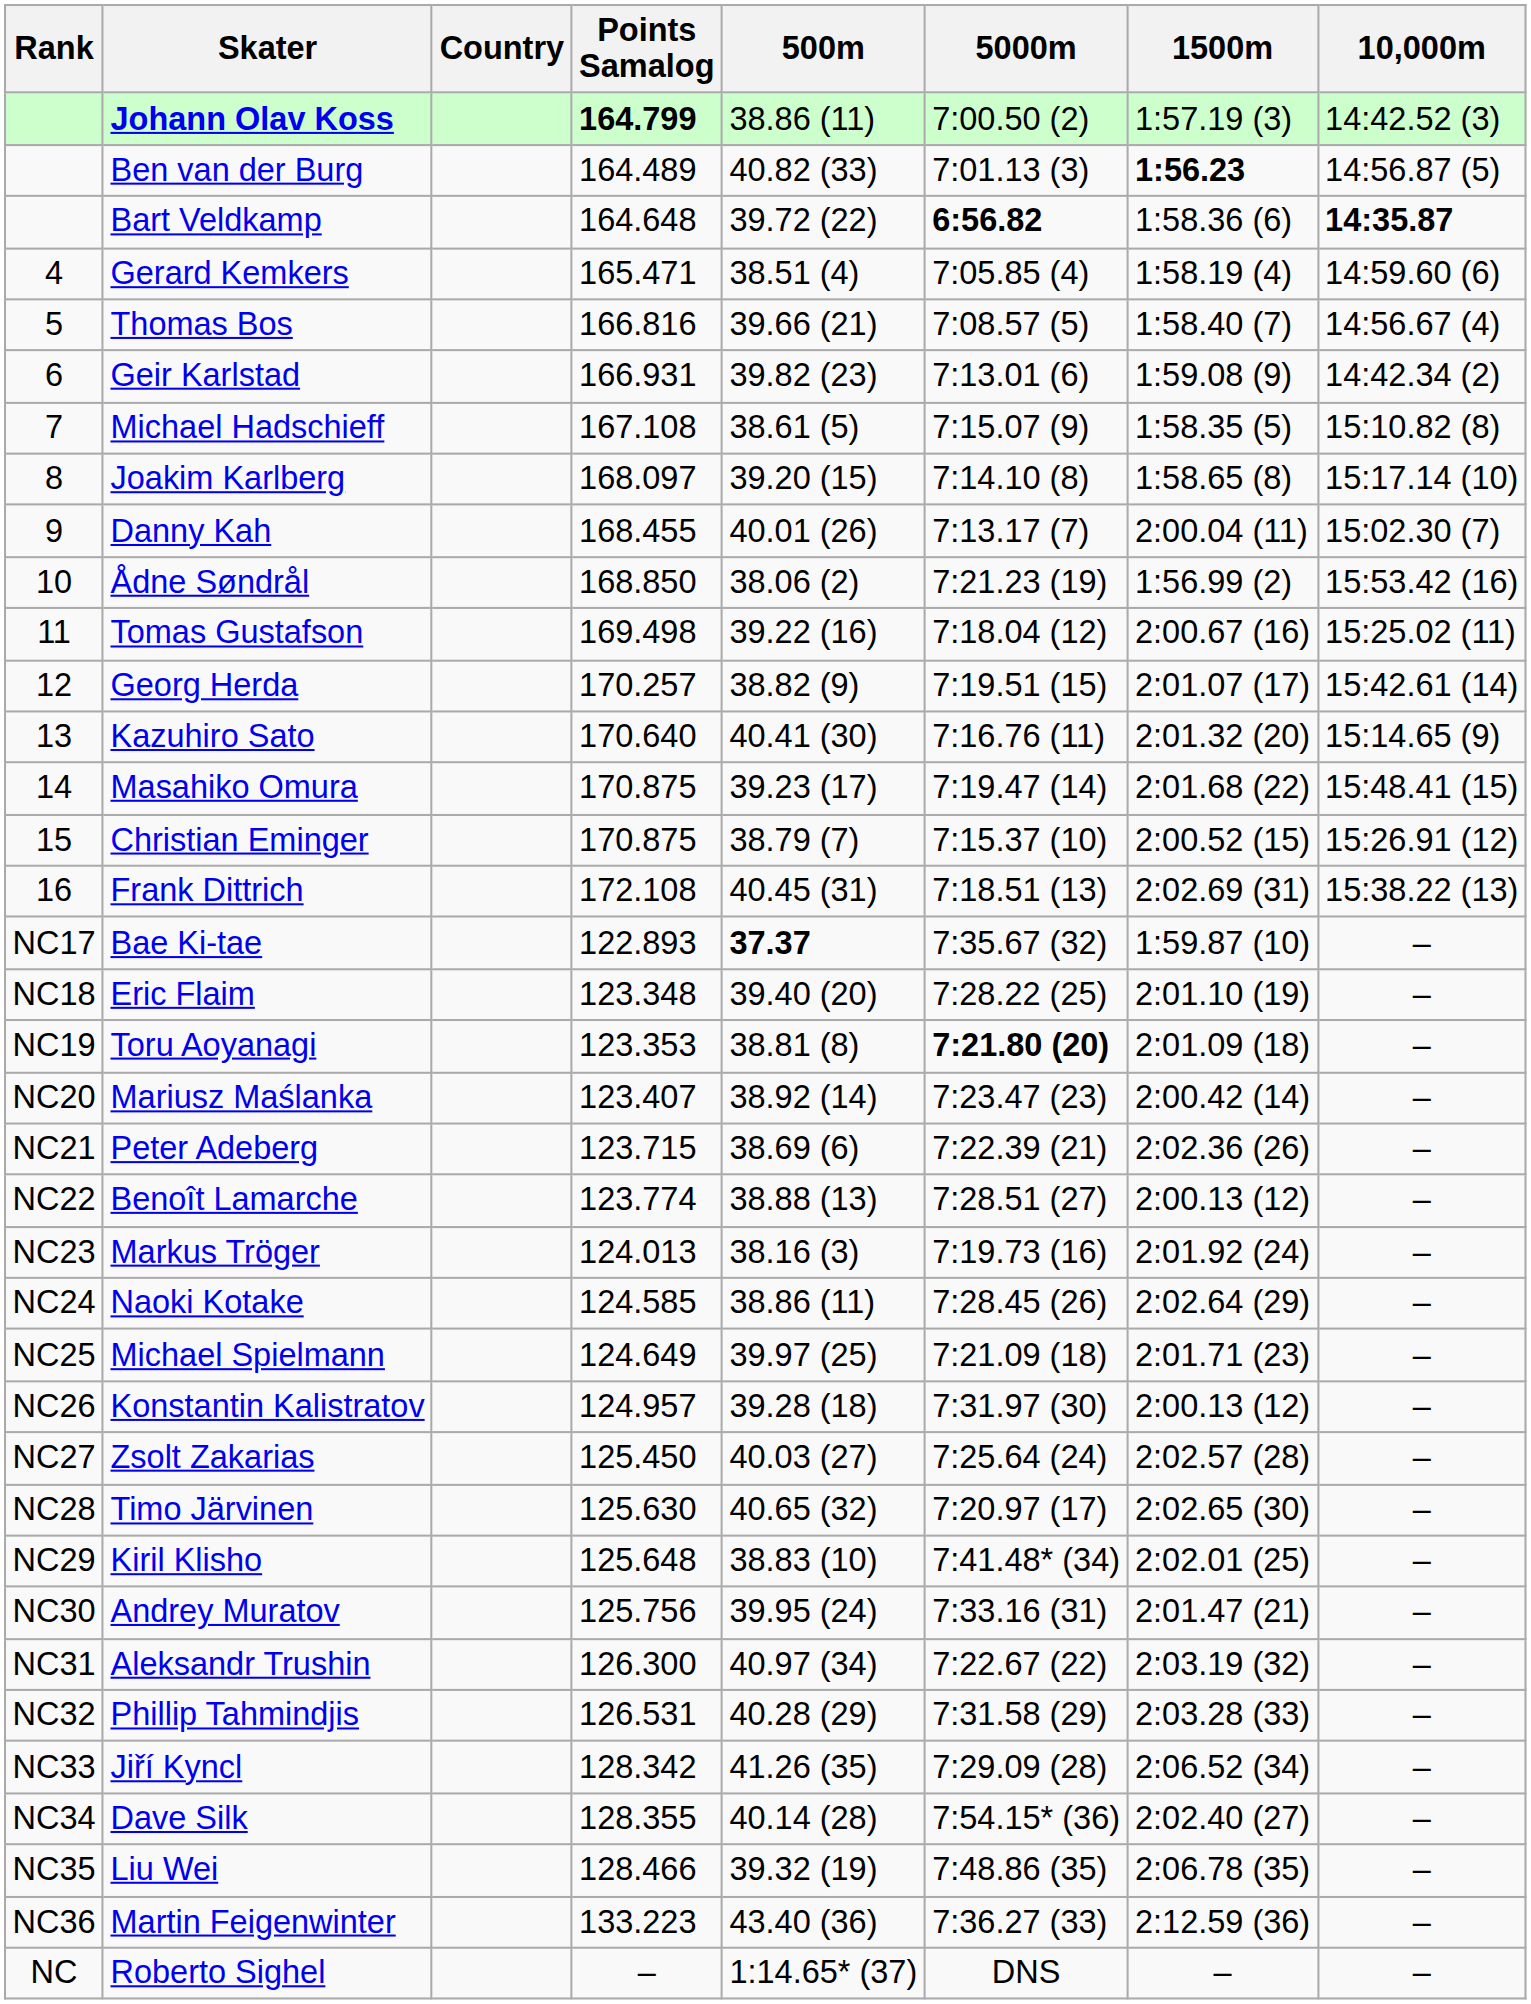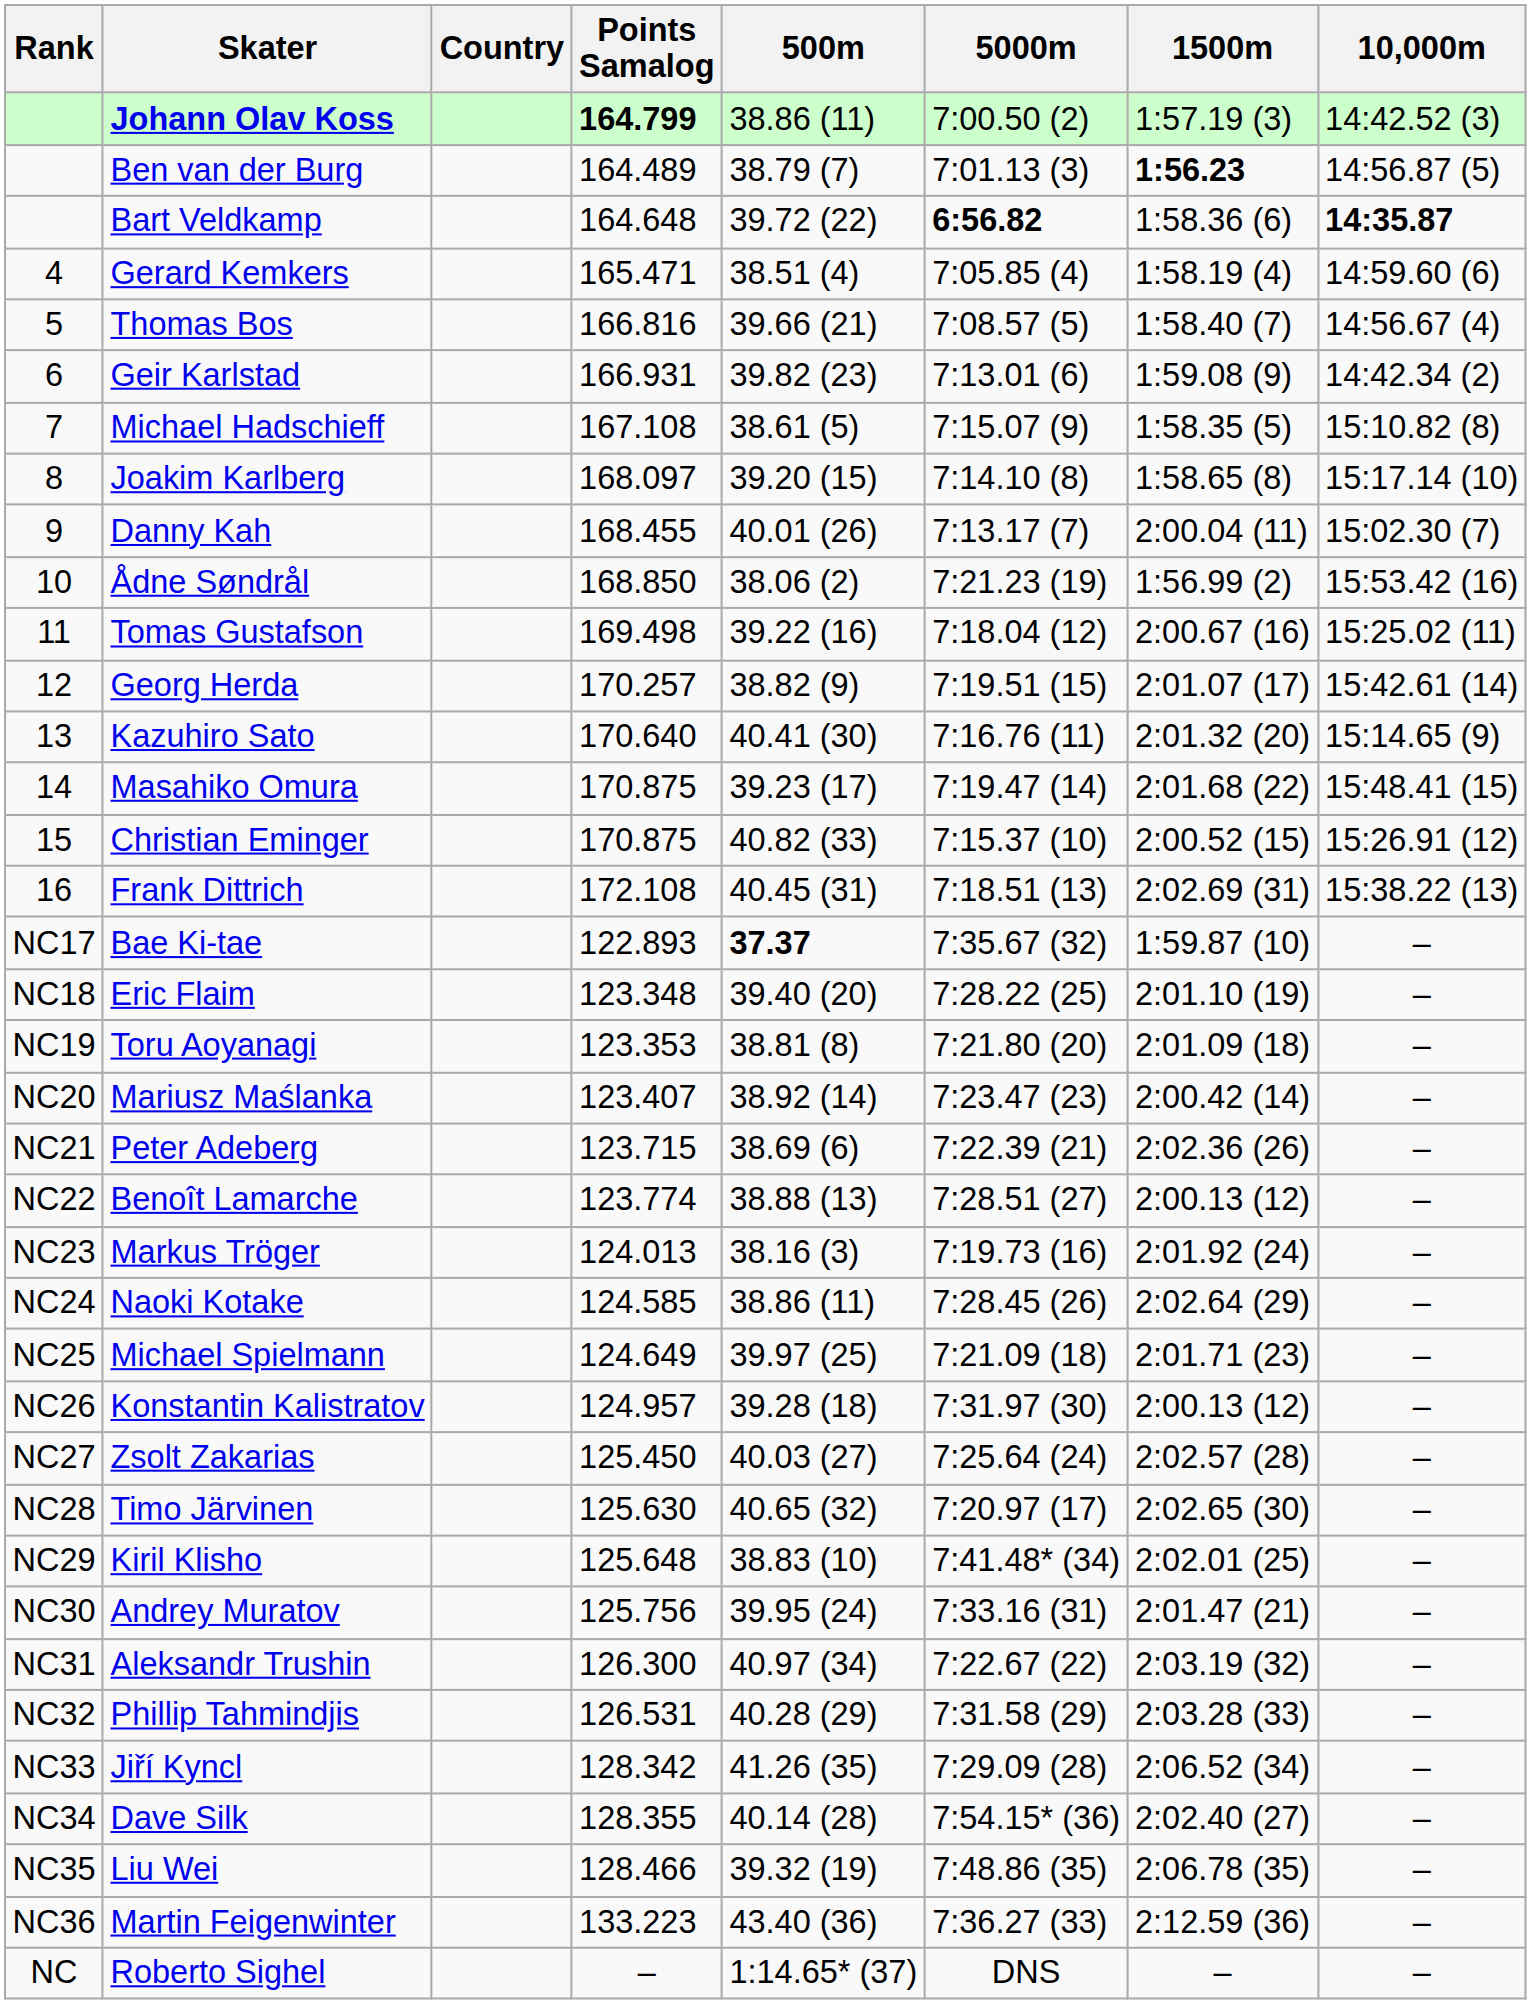(803, 169) 40.82 (33) -> (794, 169) 38.79 (7)
(794, 839) 38.79 (7) -> (803, 839) 40.82 (33)
(1021, 1045) bold -> (1020, 1045) normal
